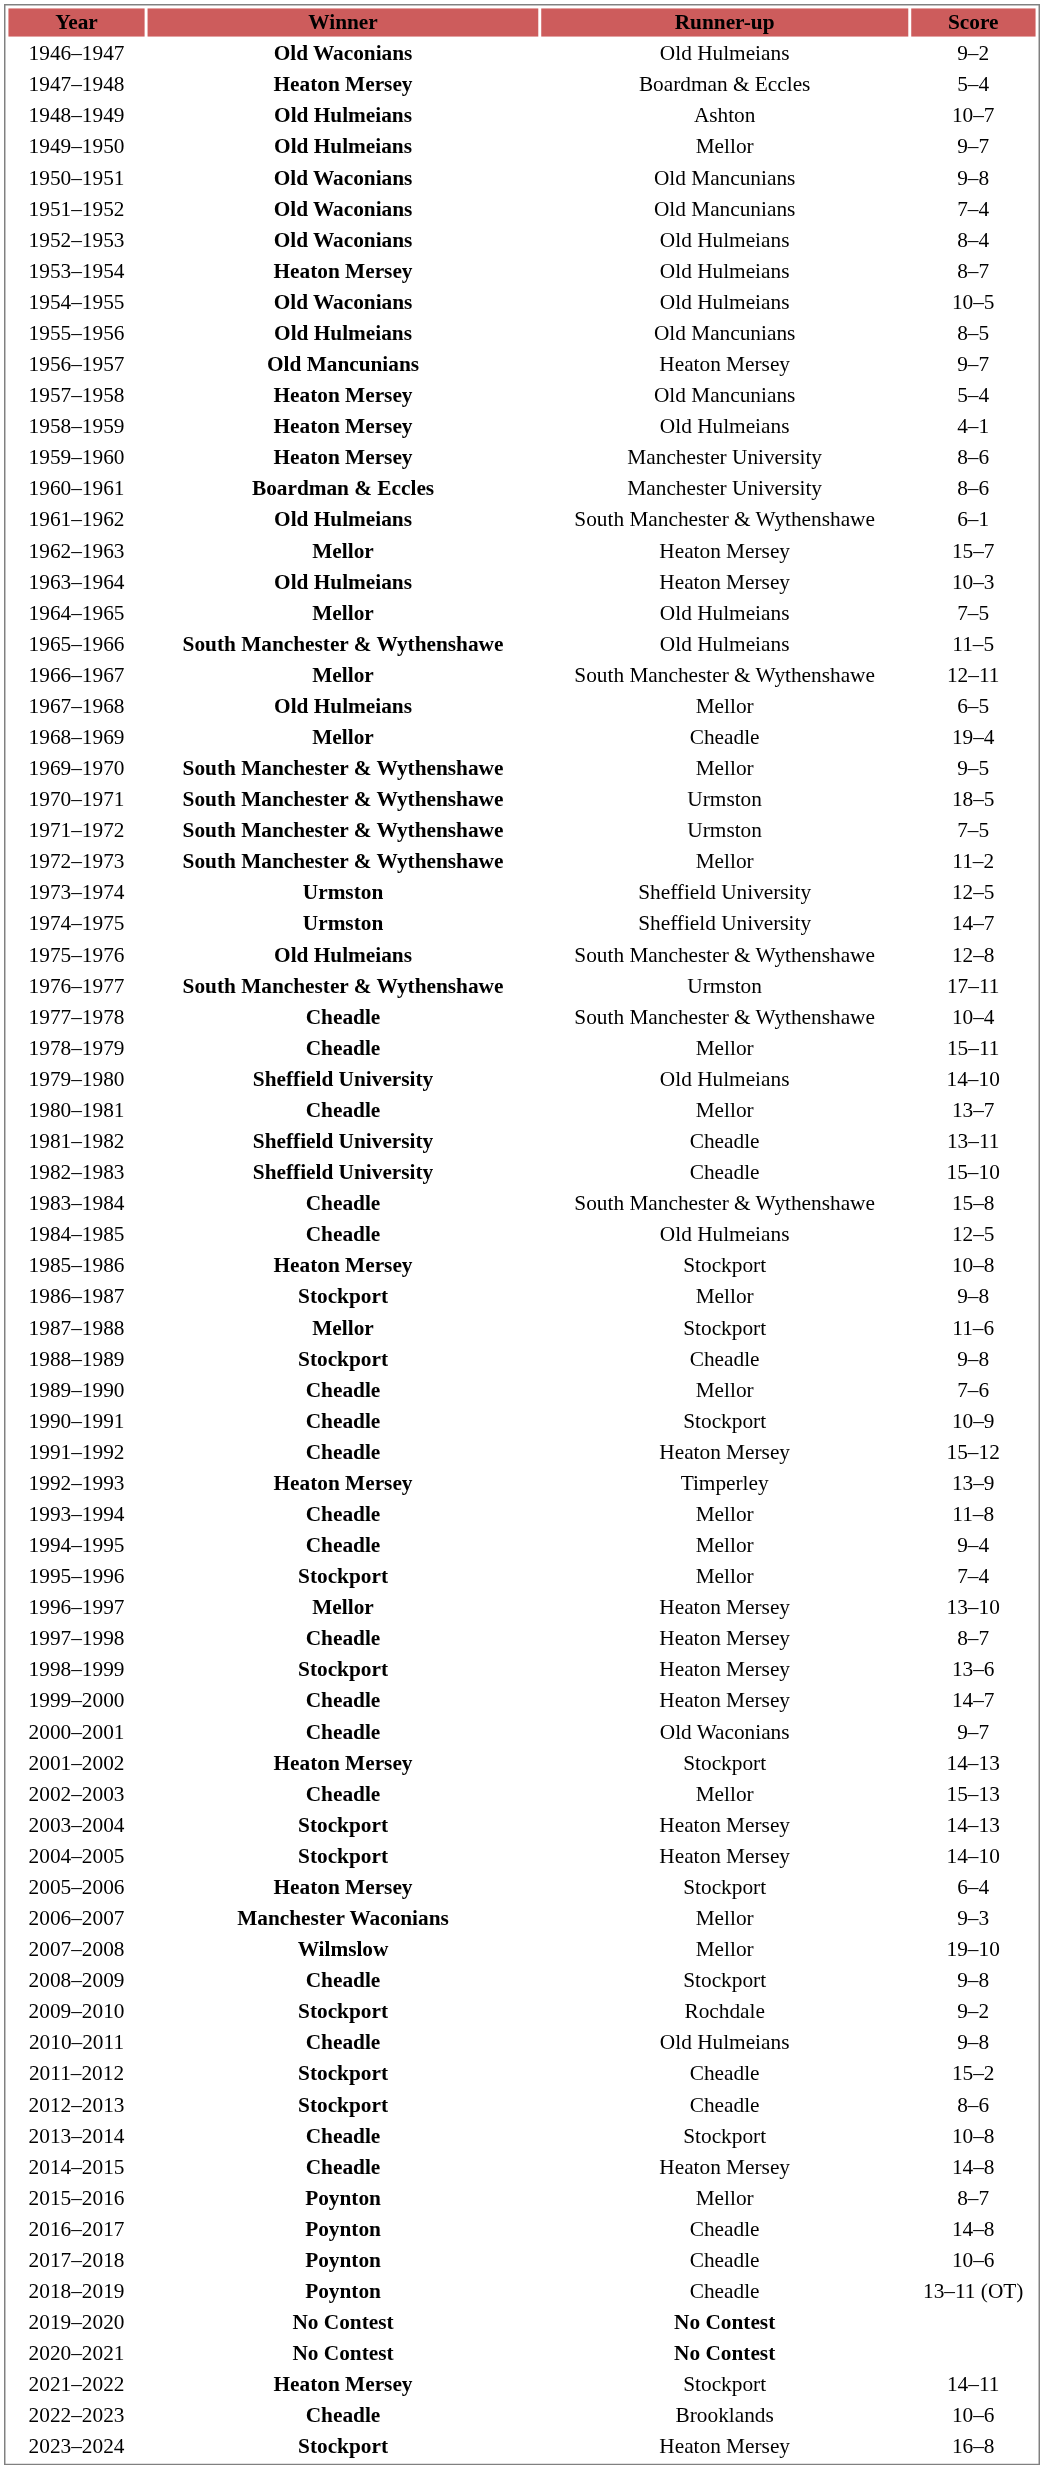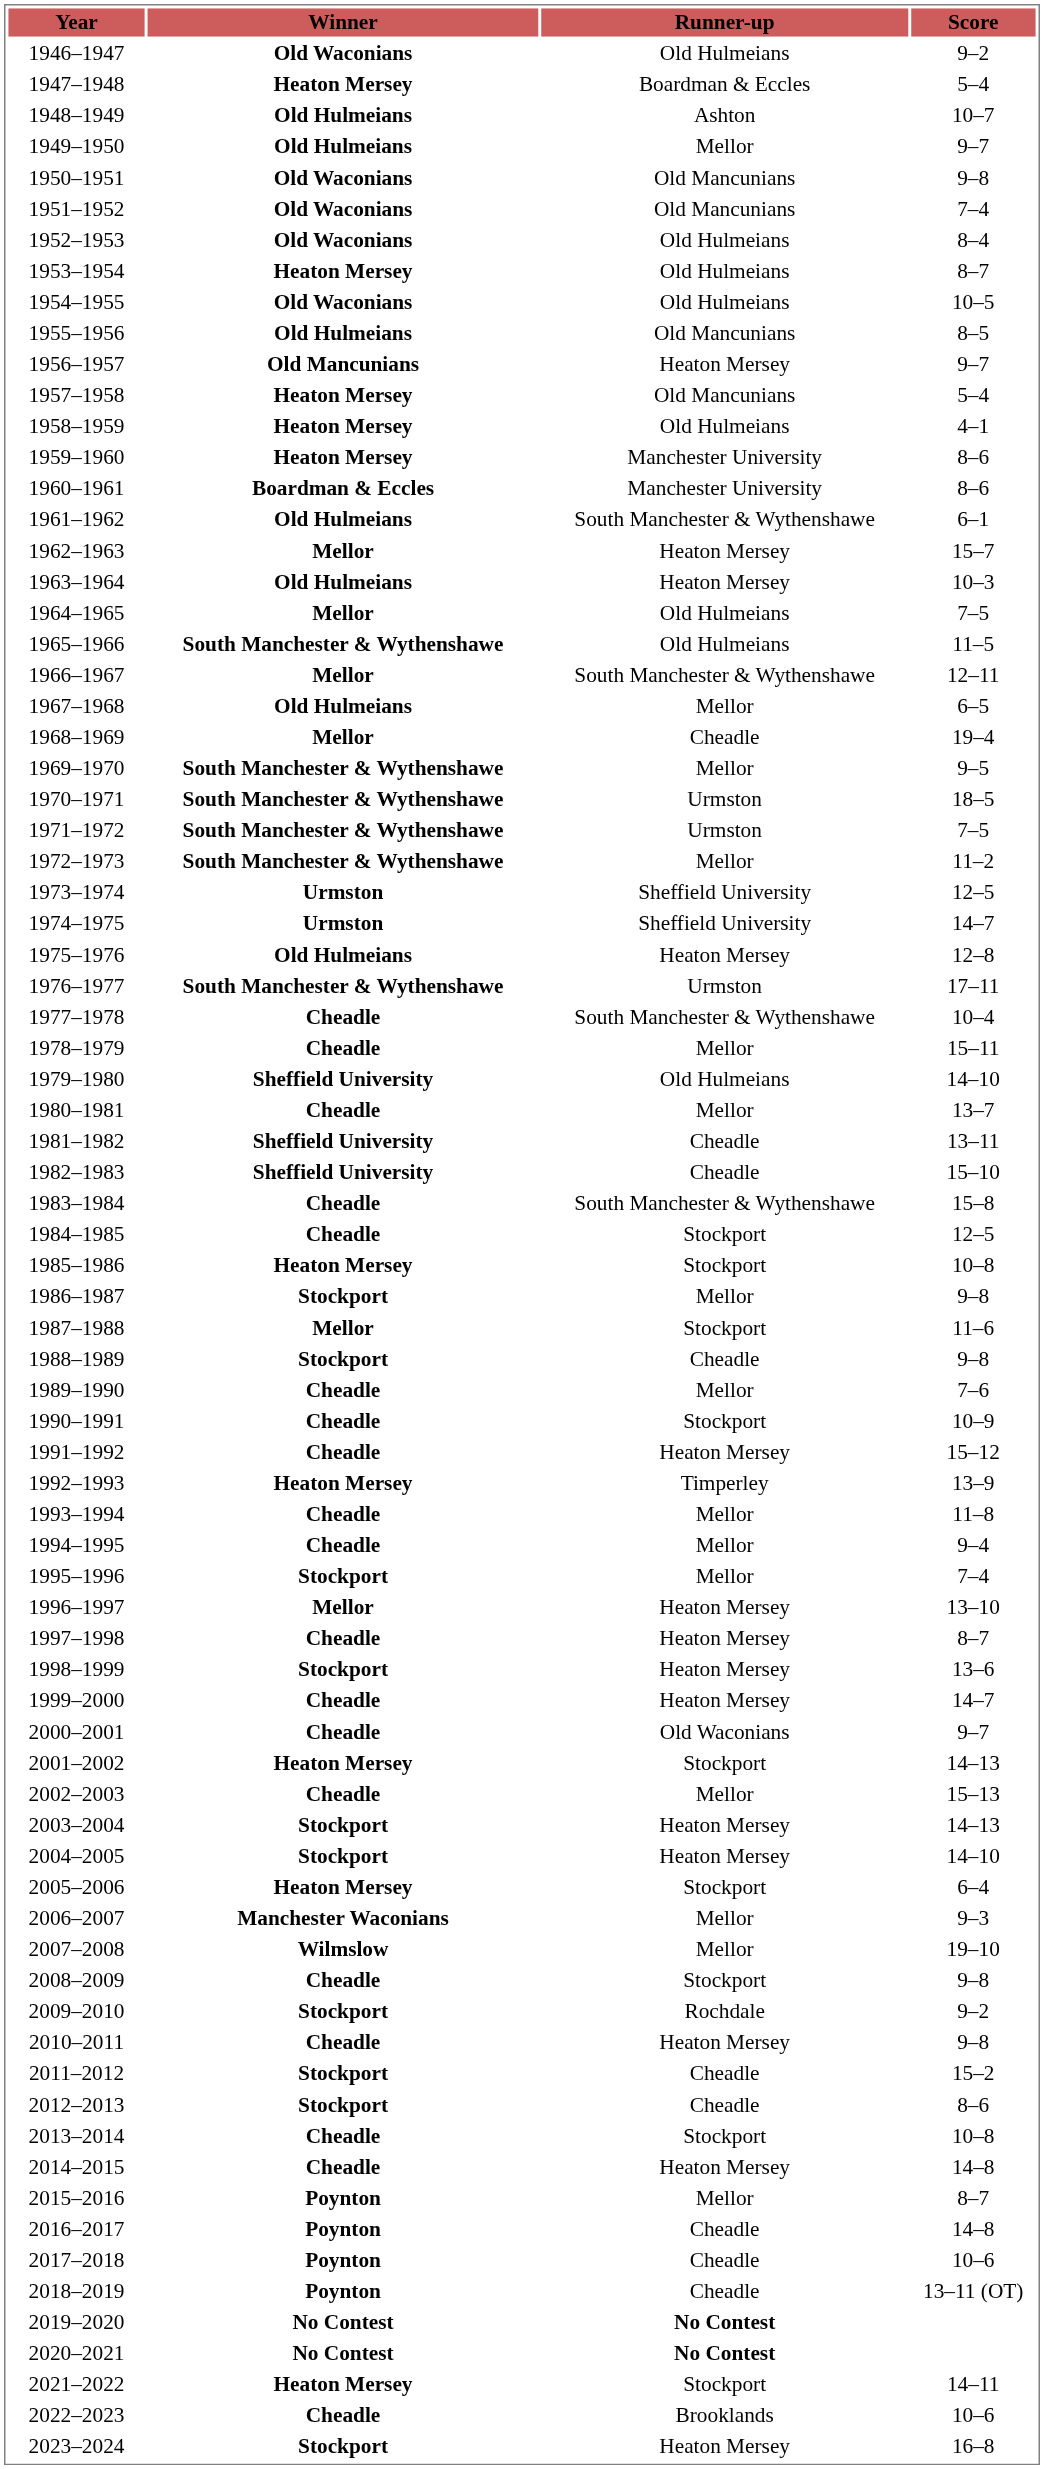(725, 954) South Manchester & Wythenshawe -> (725, 954) Heaton Mersey
(725, 1234) Old Hulmeians -> (725, 1234) Stockport
(725, 2042) Old Hulmeians -> (725, 2042) Heaton Mersey
